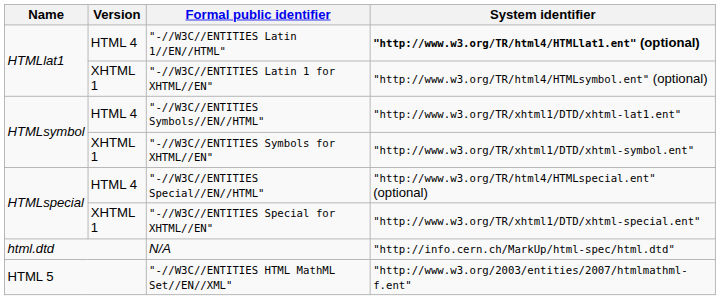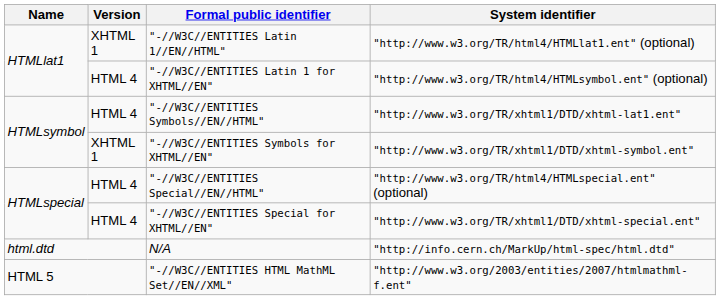(114, 43) HTML 4 -> (113, 43) XHTML 1
(536, 43) bold -> (534, 43) normal
(113, 78) XHTML 1 -> (114, 78) HTML 4
(113, 220) XHTML 1 -> (114, 220) HTML 4
